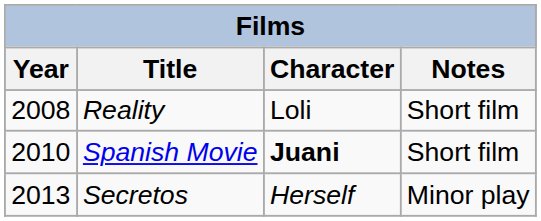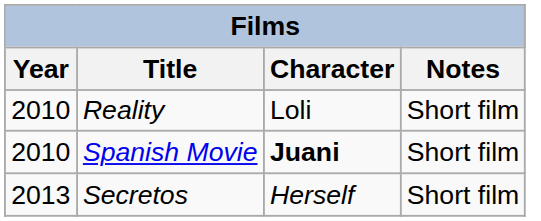(41, 111) 2008 -> (41, 111) 2010
(468, 195) Minor play -> (463, 195) Short film
